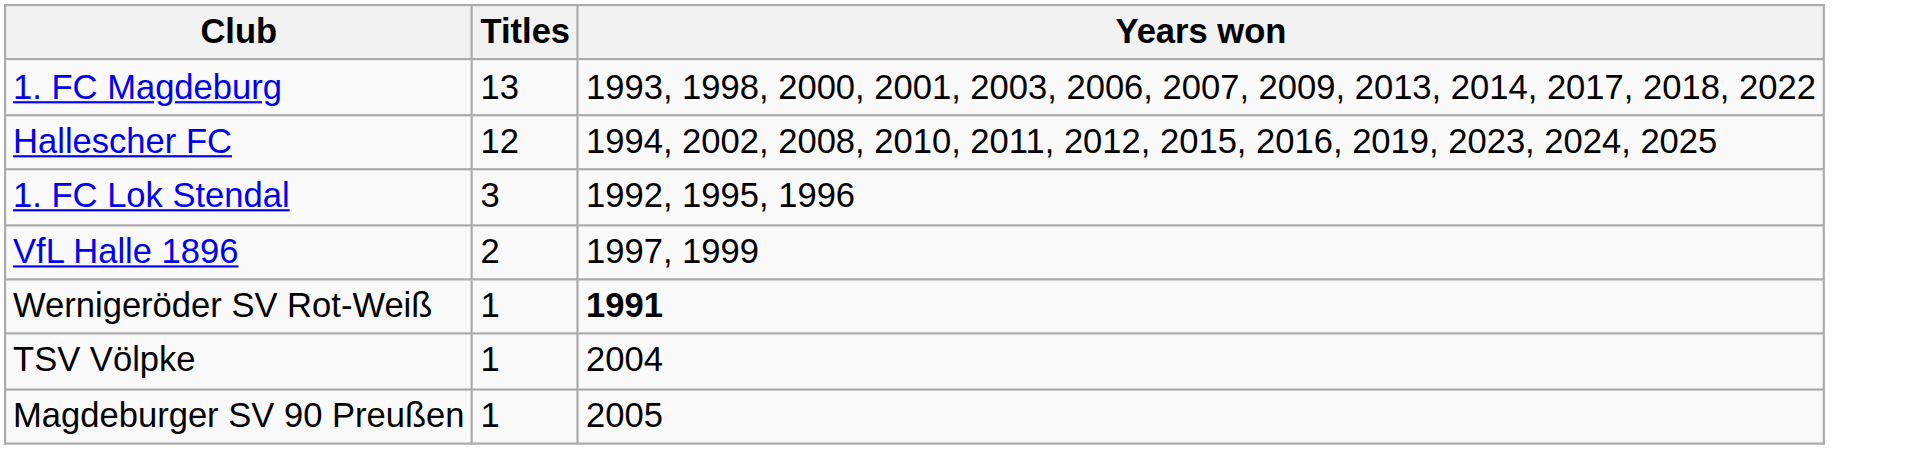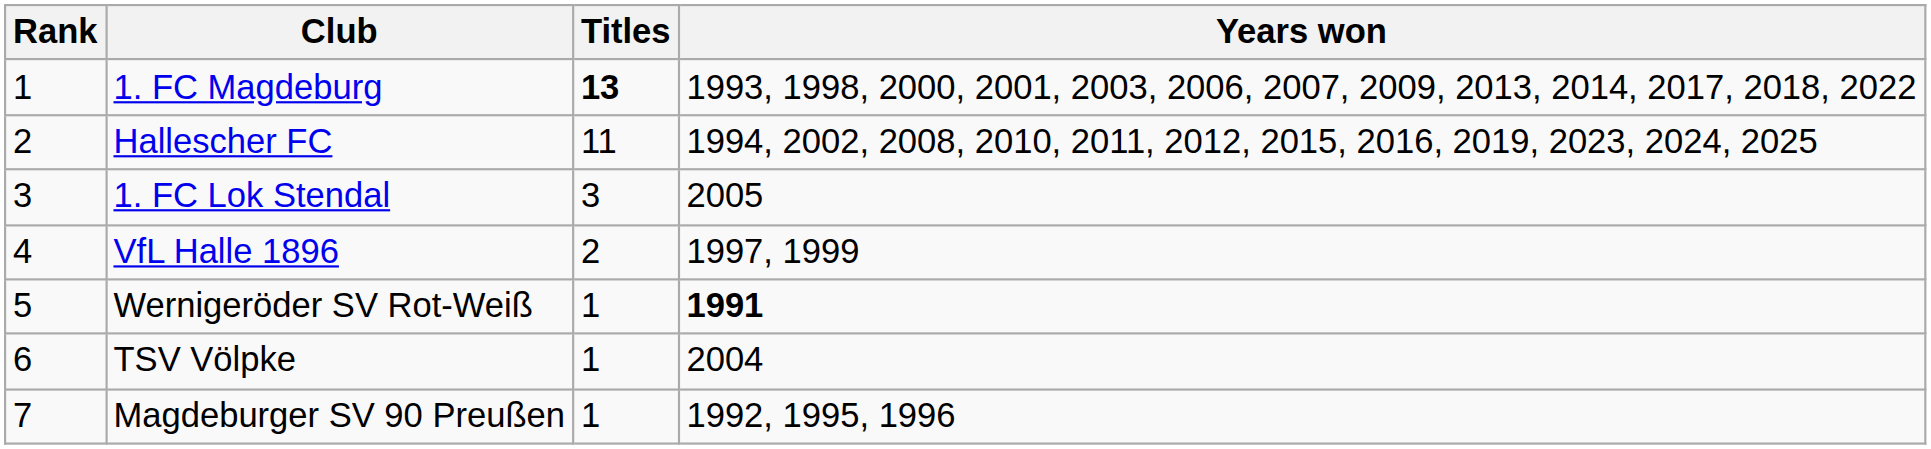+ column: (55, 31)
(500, 86) normal -> (600, 86) bold
(500, 141) 12 -> (599, 141) 11
(721, 196) 1992, 1995, 1996 -> (725, 196) 2005
(624, 415) 2005 -> (821, 415) 1992, 1995, 1996
